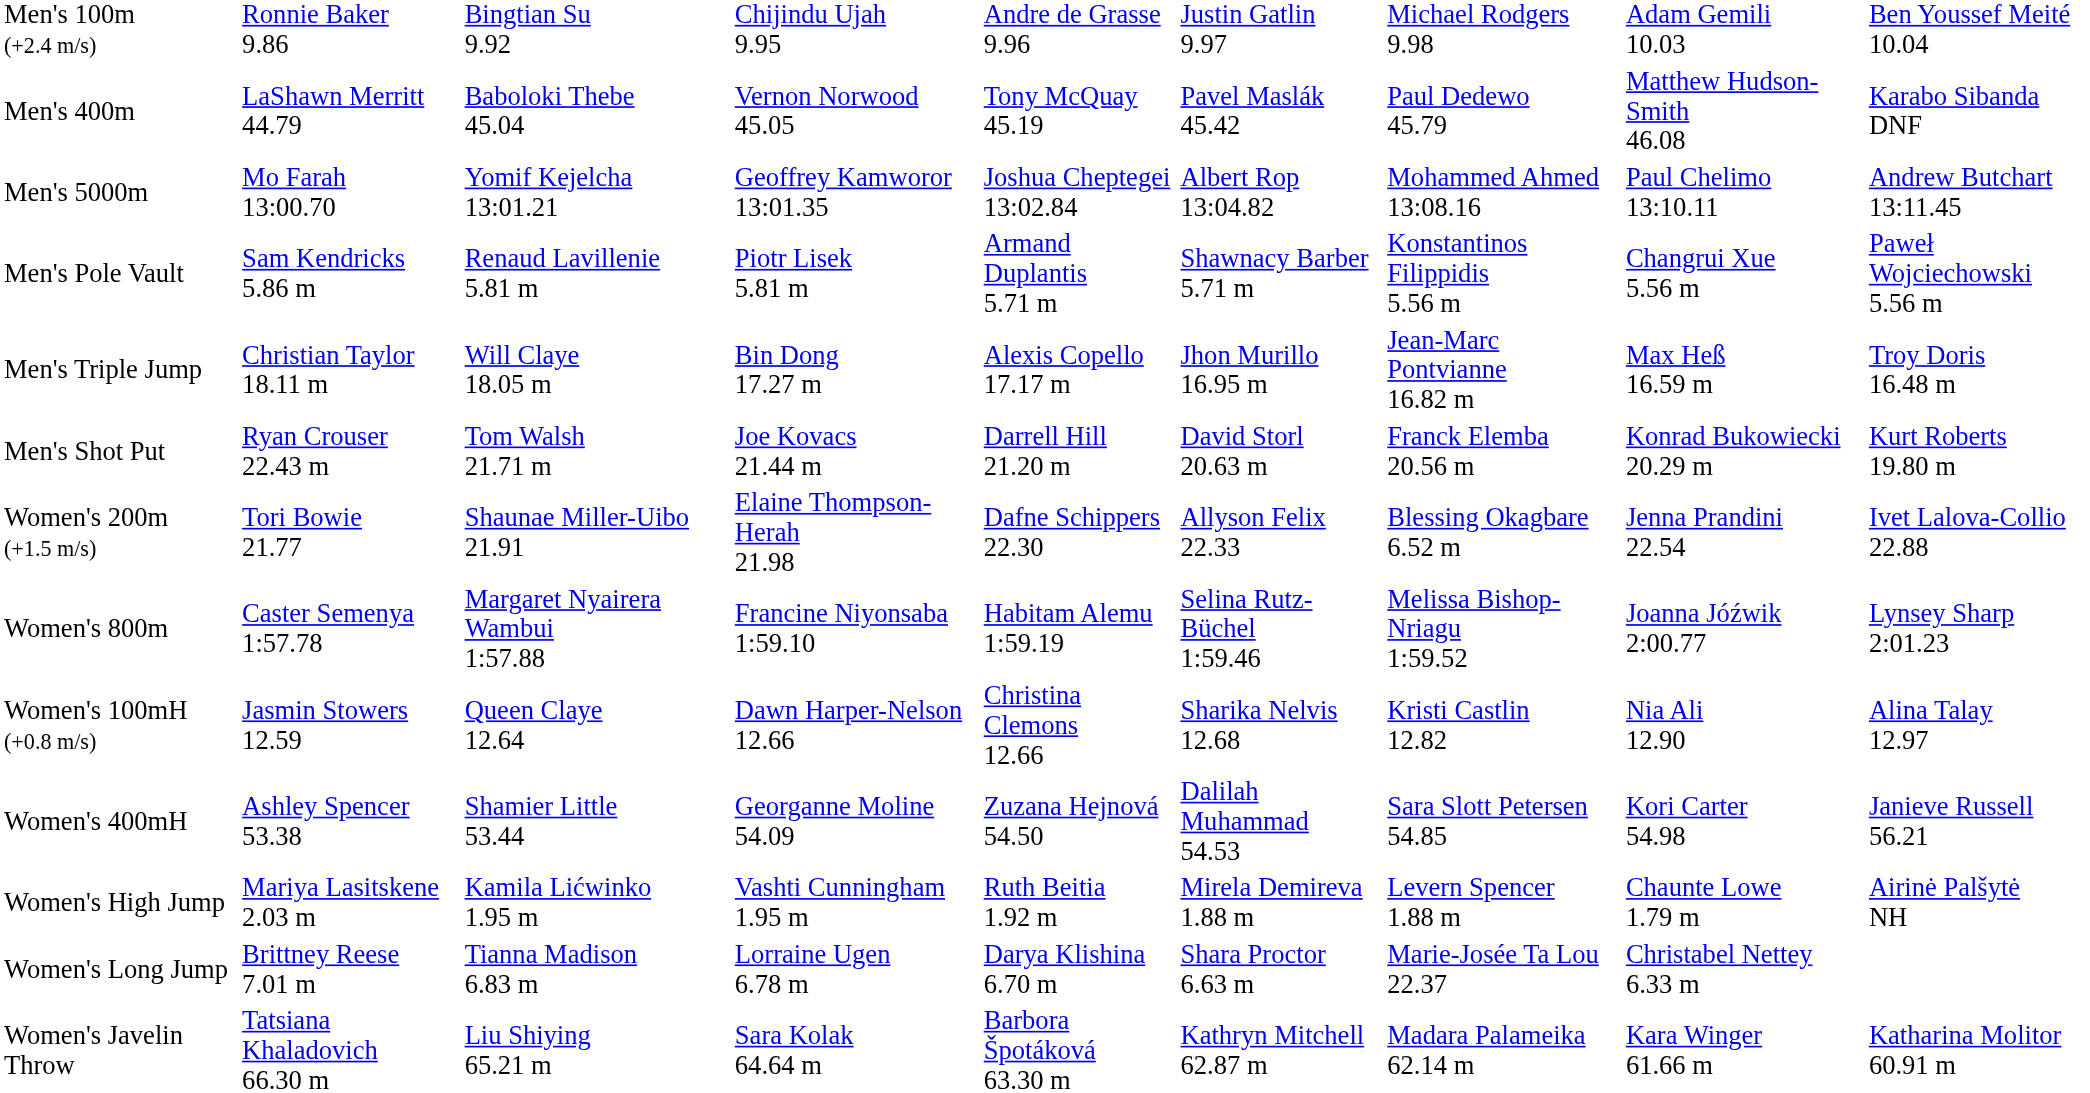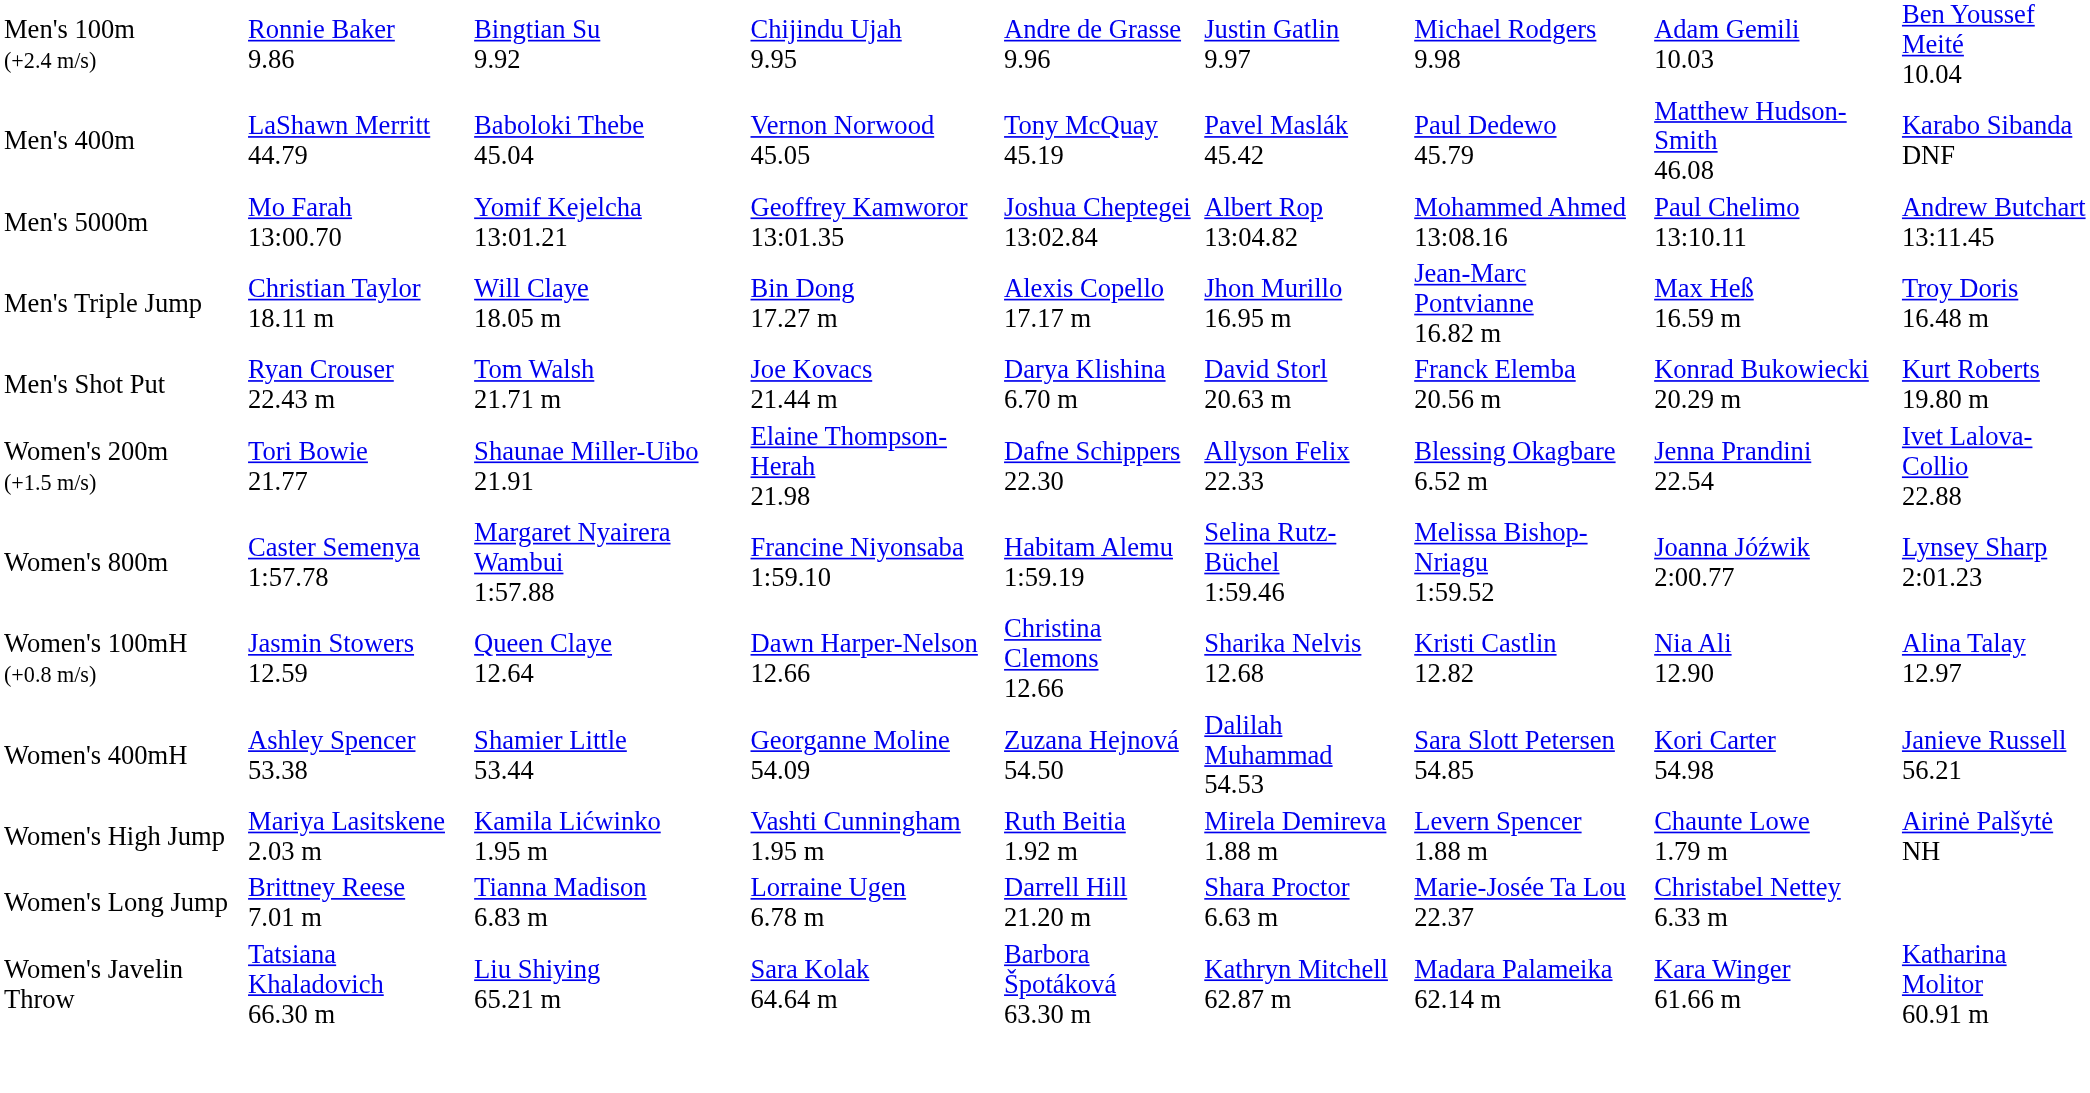- row: (94, 273)
(1045, 451) Darrell Hill 21.20 m -> (1085, 384) Darya Klishina 6.70 m
(1064, 969) Darya Klishina 6.70 m -> (1066, 902) Darrell Hill 21.20 m
